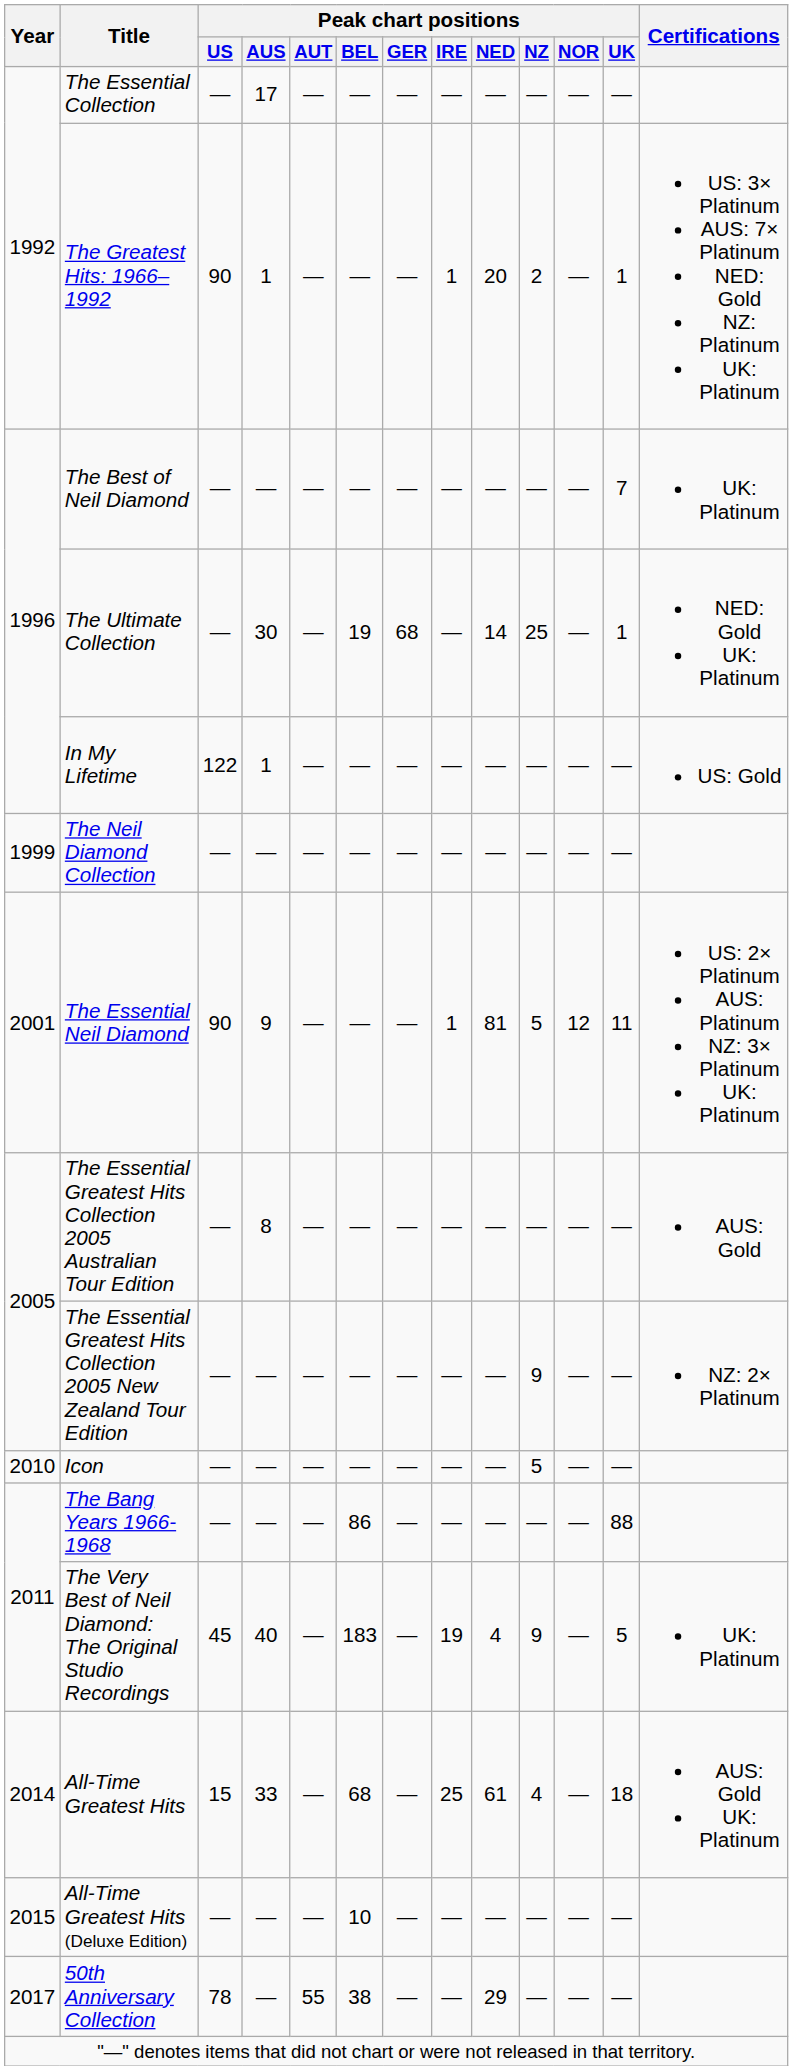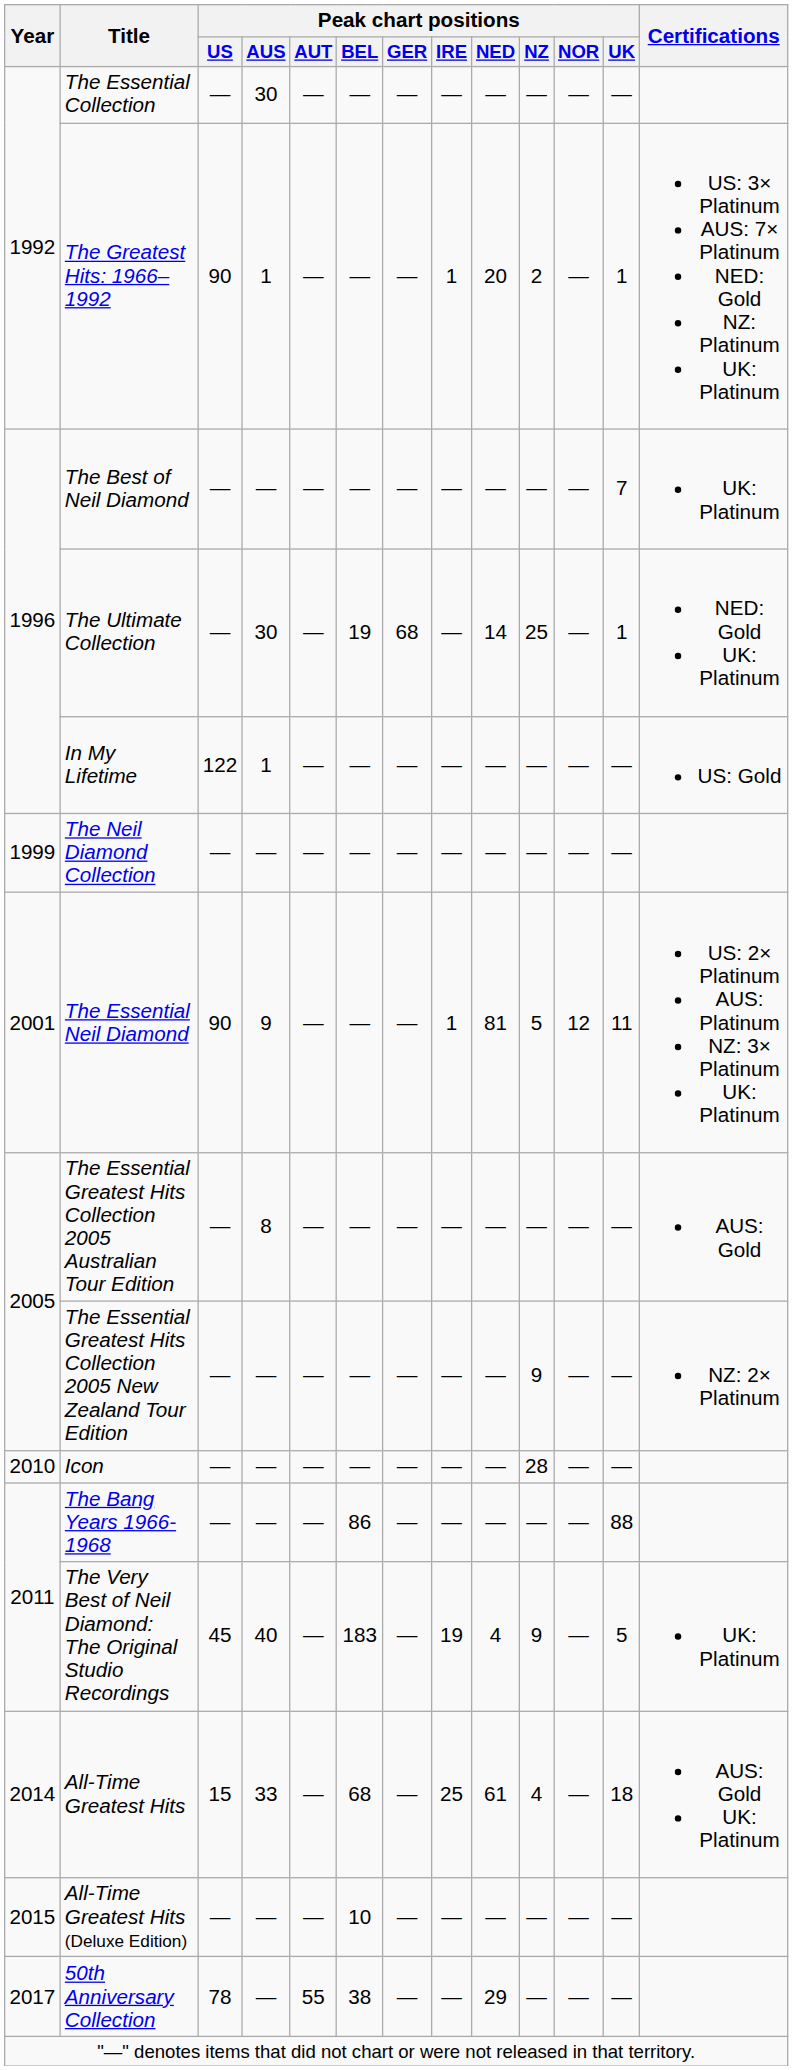(266, 94) 17 -> (266, 94) 30
(537, 1466) 5 -> (537, 1466) 28
